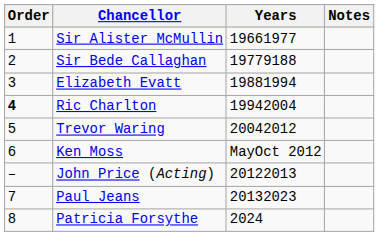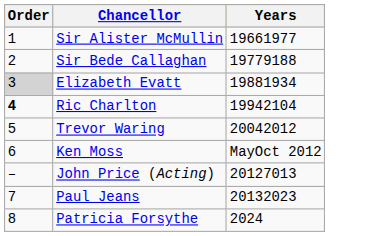- column: (349, 16)
(12, 84) no background -> (12, 84) lightgrey background
(263, 84) 19881994 -> (263, 84) 19881934
(263, 107) 19942004 -> (263, 107) 19942104
(263, 175) 20122013 -> (263, 175) 20127013
